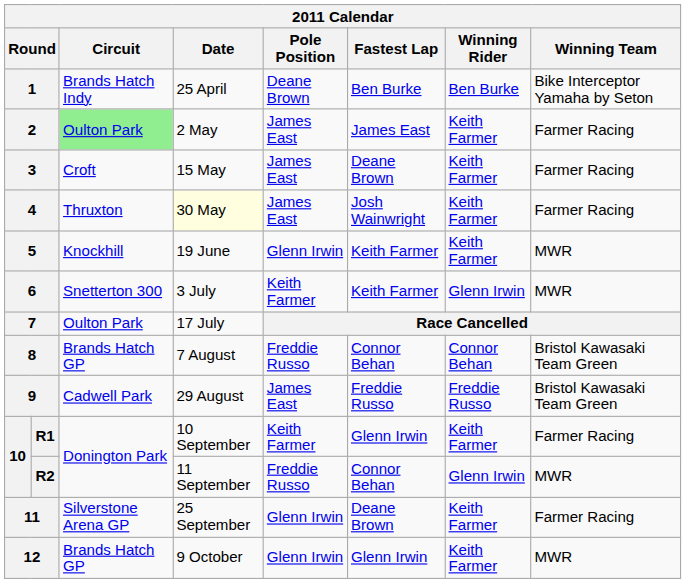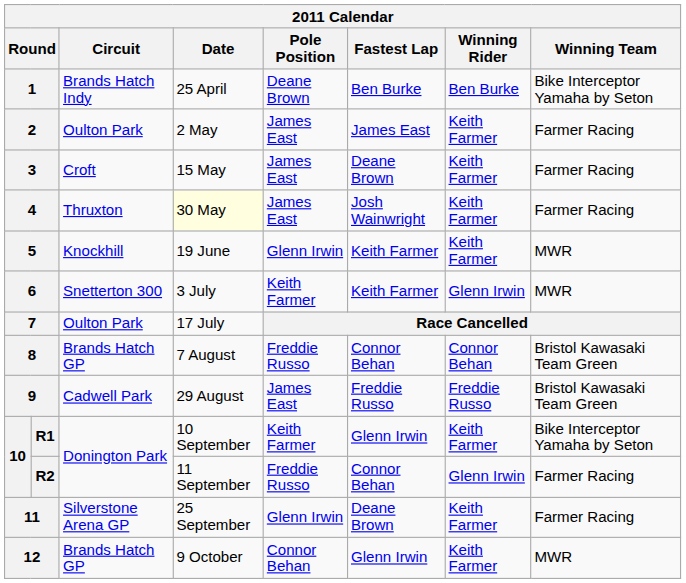(103, 129) lightgreen background -> (103, 129) no background
(584, 436) Farmer Racing -> (594, 436) Bike Interceptor Yamaha by Seton
(553, 476) MWR -> (584, 476) Farmer Racing
(305, 557) Glenn Irwin -> (292, 557) Connor Behan
